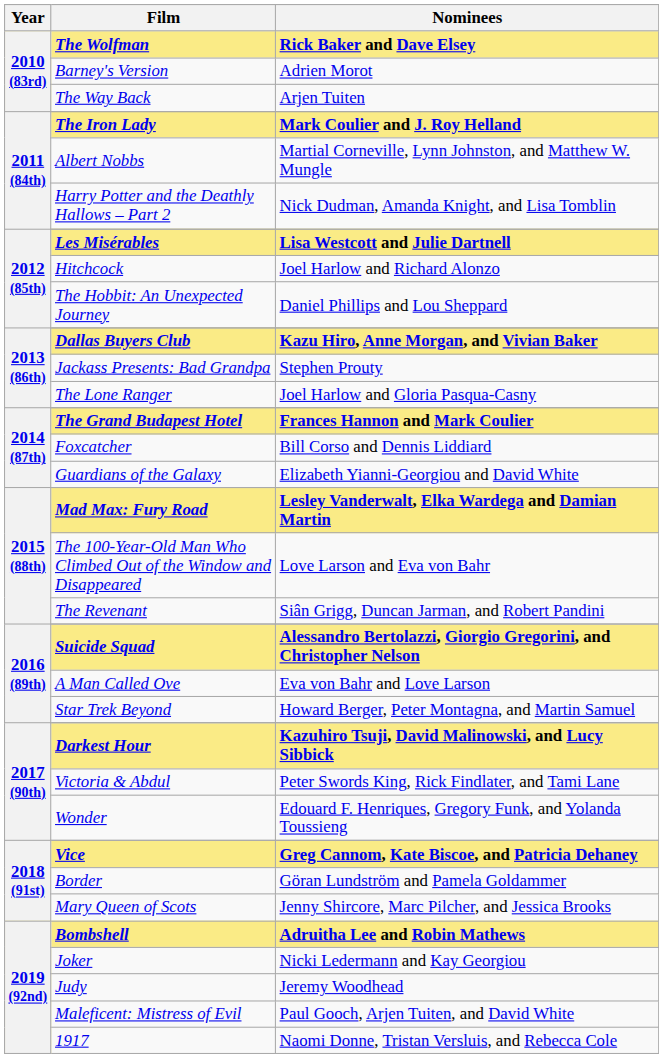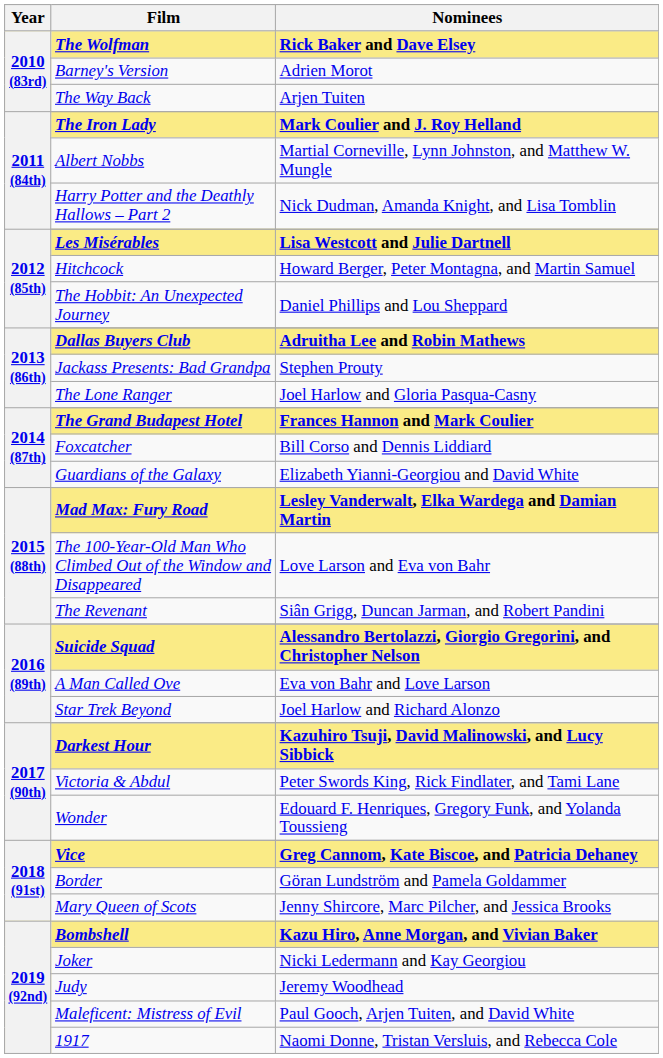(390, 268) Joel Harlow and Richard Alonzo -> (457, 268) Howard Berger, Peter Montagna, and Martin Samuel
(439, 340) Kazu Hiro, Anne Morgan, and Vivian Baker -> (402, 340) Adruitha Lee and Robin Mathews
(457, 709) Howard Berger, Peter Montagna, and Martin Samuel -> (390, 709) Joel Harlow and Richard Alonzo
(402, 933) Adruitha Lee and Robin Mathews -> (439, 933) Kazu Hiro, Anne Morgan, and Vivian Baker
